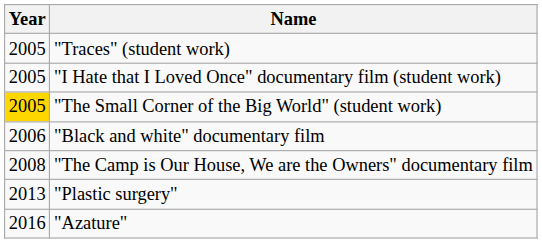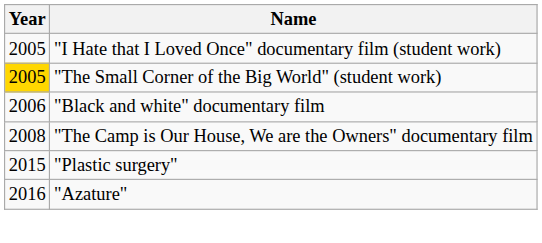- row: (142, 48)
(27, 194) 2013 -> (27, 164) 2015
